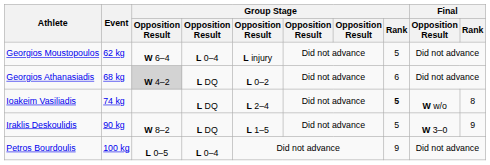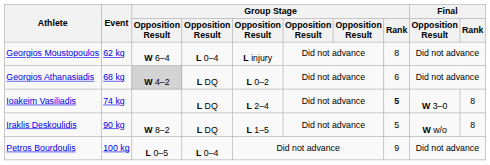(397, 54) 5 -> (397, 54) 8
(435, 106) W w/o -> (435, 106) W 3–0
(435, 130) W 3–0 -> (435, 130) W w/o
(473, 125) 9 -> (473, 125) 8
